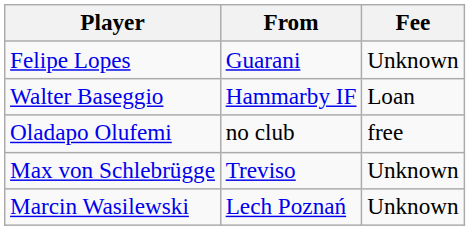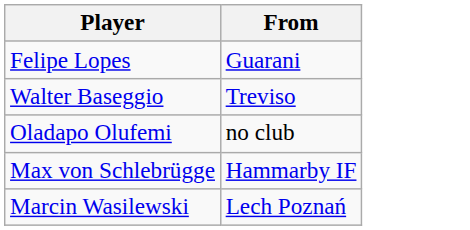- column: (413, 22)
(291, 96) Hammarby IF -> (261, 96) Treviso
(261, 170) Treviso -> (291, 170) Hammarby IF
